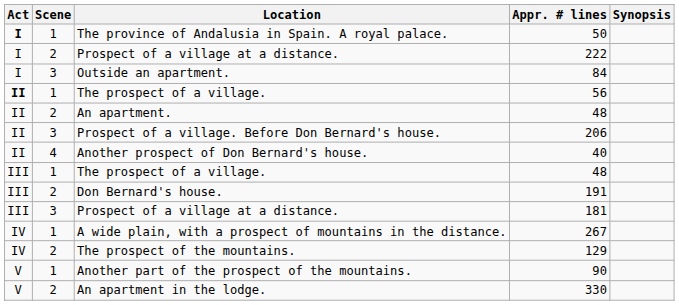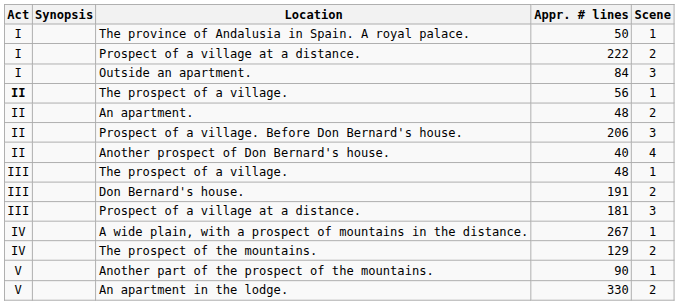columns swapped: (53, 14) <-> (642, 14)
(18, 34) bold -> (18, 34) normal
